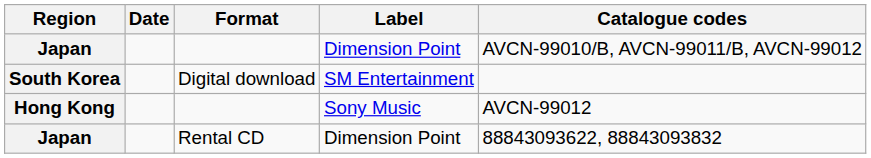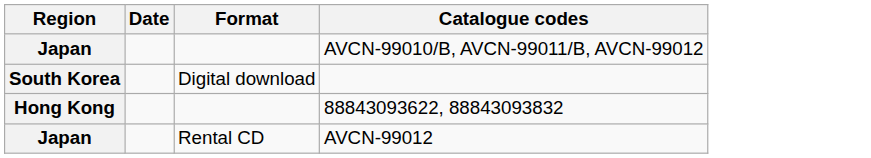- column: (399, 19)
(537, 108) AVCN-99012 -> (444, 108) 88843093622, 88843093832
(602, 138) 88843093622, 88843093832 -> (378, 138) AVCN-99012
